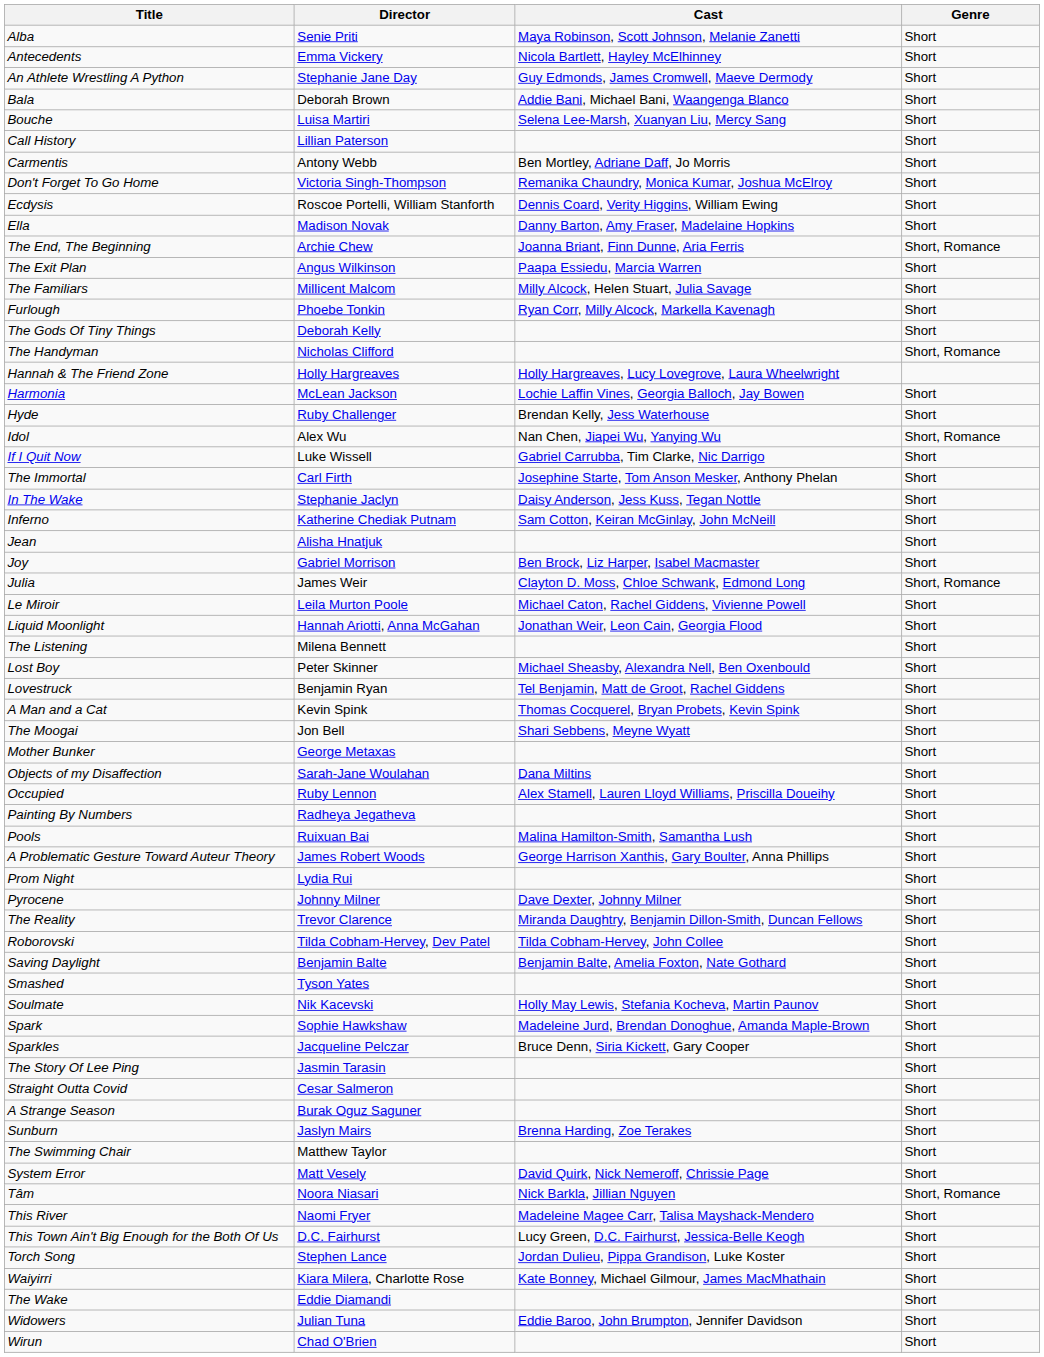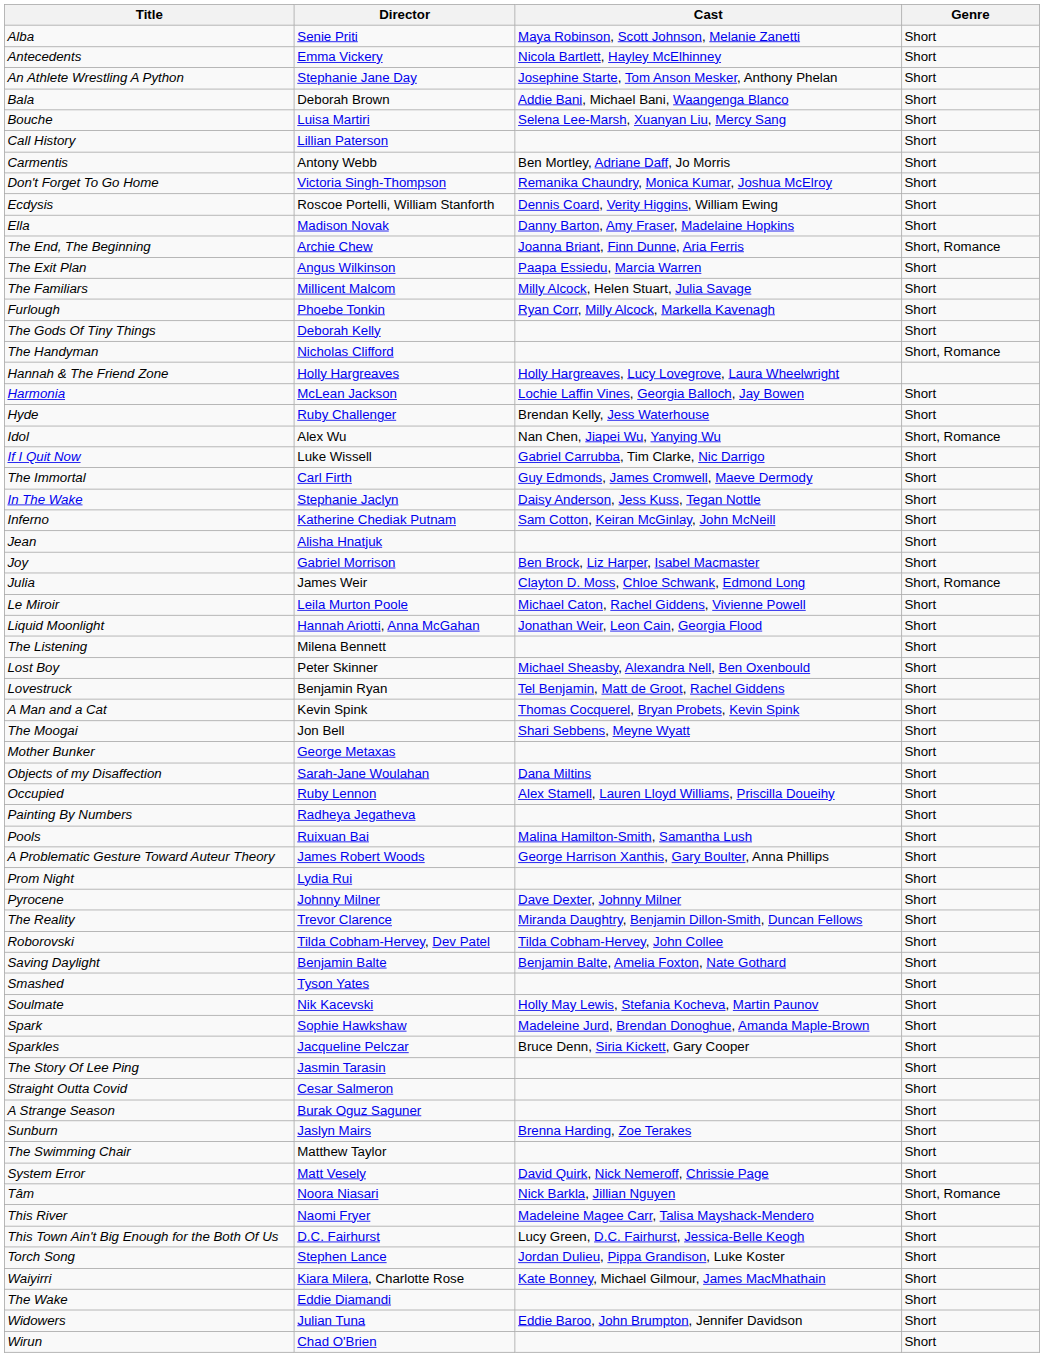(665, 78) Guy Edmonds, James Cromwell, Maeve Dermody -> (678, 78) Josephine Starte, Tom Anson Mesker, Anthony Phelan
(678, 478) Josephine Starte, Tom Anson Mesker, Anthony Phelan -> (665, 478) Guy Edmonds, James Cromwell, Maeve Dermody
